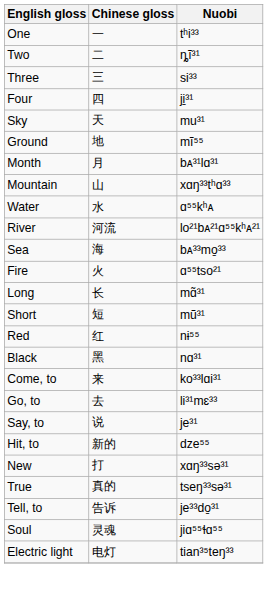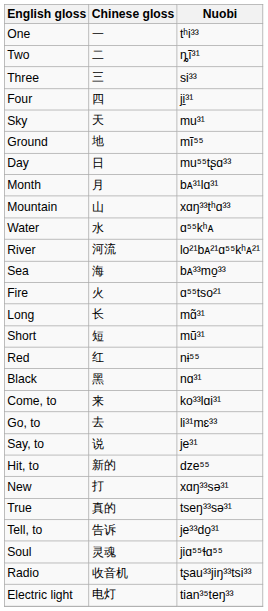+ row: (18, 163)
+ row: (23, 573)
